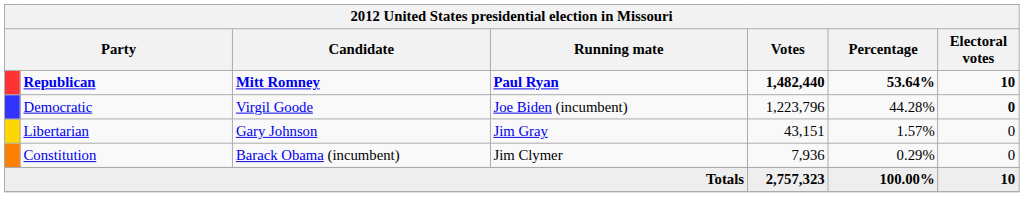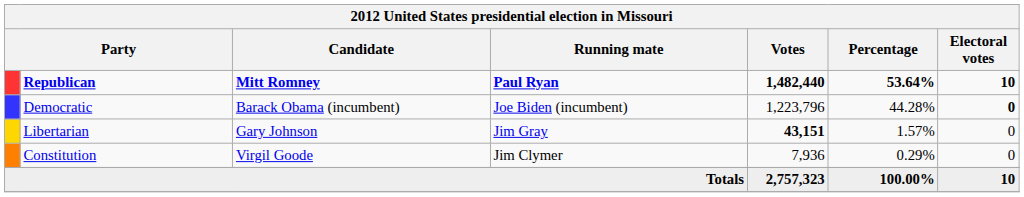(274, 107) Virgil Goode -> (318, 107) Barack Obama (incumbent)
(804, 131) normal -> (804, 131) bold
(318, 155) Barack Obama (incumbent) -> (274, 155) Virgil Goode
